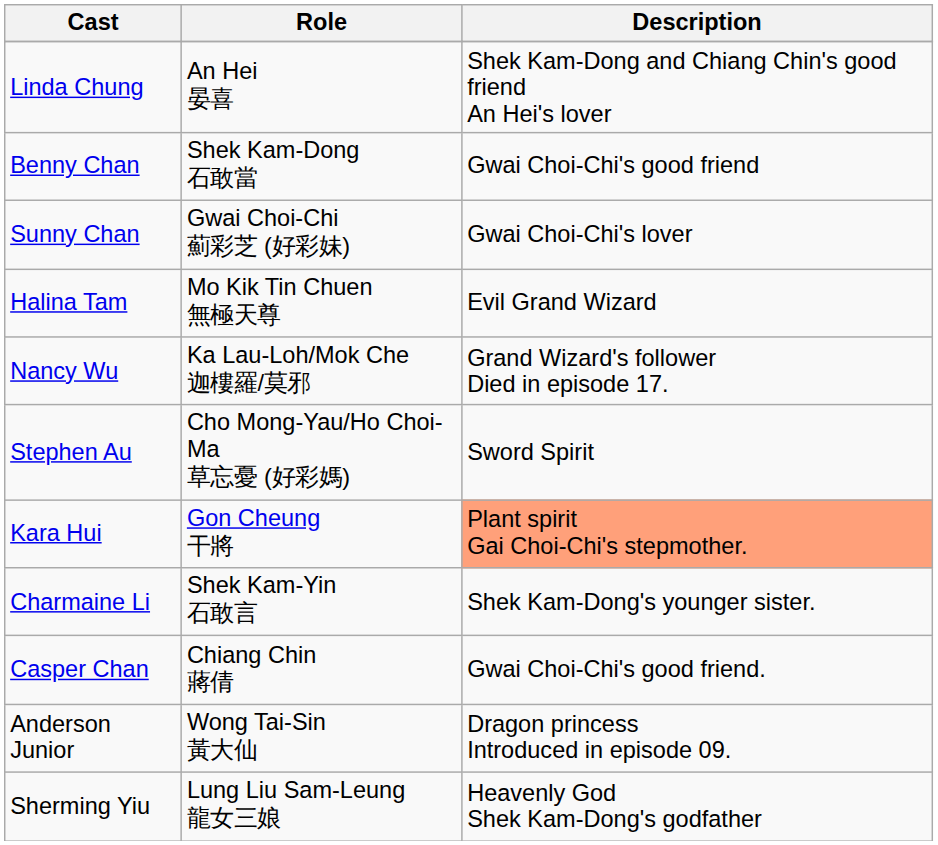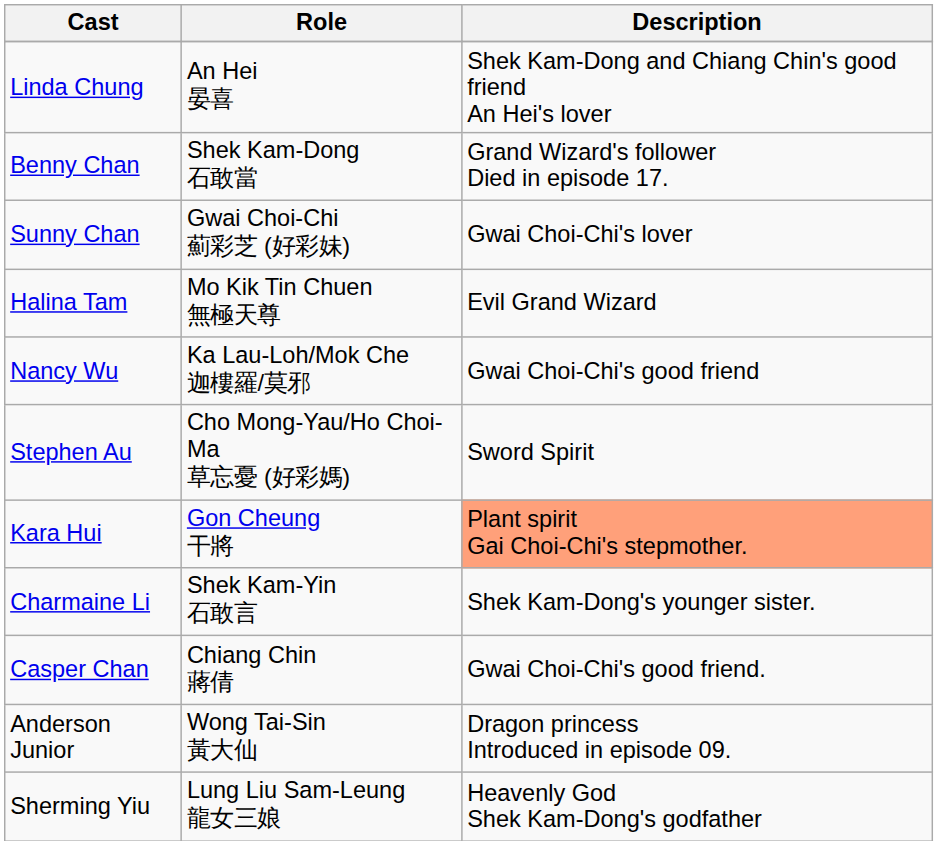(613, 166) Gwai Choi-Chi's good friend -> (592, 166) Grand Wizard's follower Died in episode 17.
(592, 370) Grand Wizard's follower Died in episode 17. -> (613, 370) Gwai Choi-Chi's good friend
